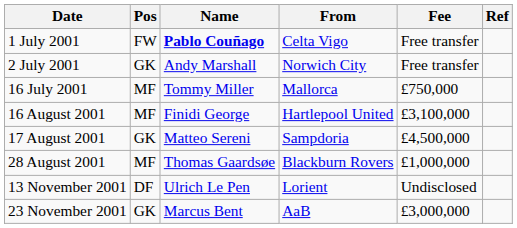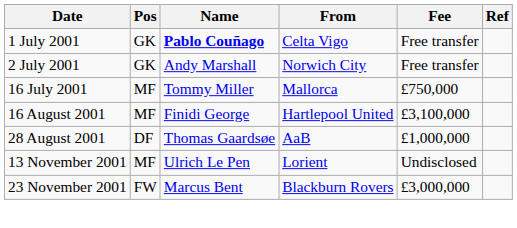(145, 41) FW -> (145, 41) GK
- row: (57, 138)
(145, 162) MF -> (144, 138) DF
(338, 162) Blackburn Rovers -> (296, 138) AaB
(144, 187) DF -> (145, 162) MF
(145, 211) GK -> (145, 187) FW
(296, 211) AaB -> (338, 187) Blackburn Rovers
